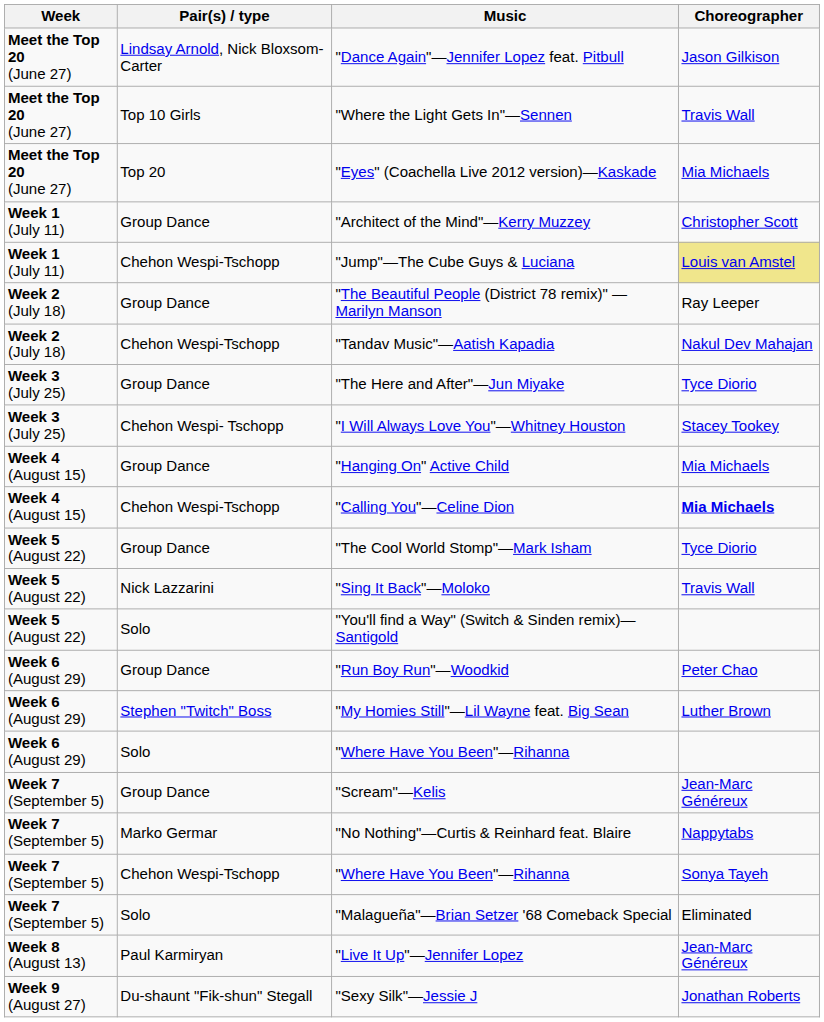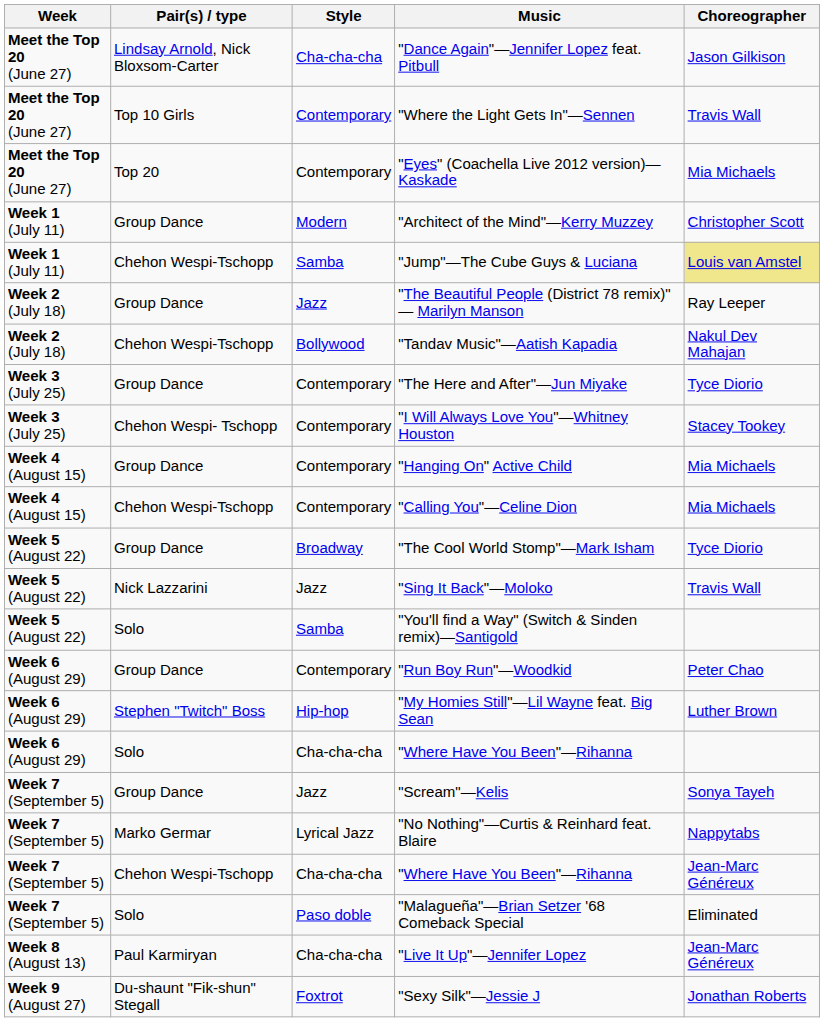+ column: (344, 16)
(728, 507) bold -> (731, 507) normal
(717, 792) Jean-Marc Généreux -> (731, 792) Sonya Tayeh
(725, 874) Sonya Tayeh -> (723, 874) Jean-Marc Généreux
